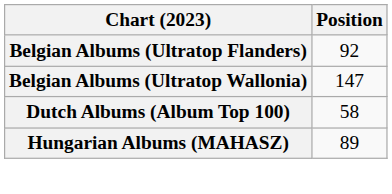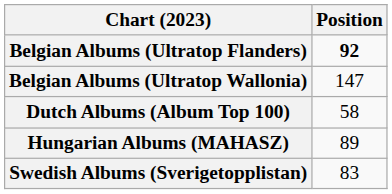(349, 50) normal -> (349, 50) bold
+ row: (158, 173)
